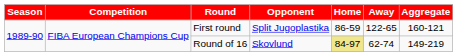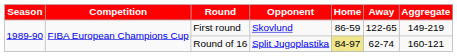(291, 28) Split Jugoplastika -> (272, 28) Skovlund
(426, 28) 160-121 -> (426, 28) 149-219
(272, 43) Skovlund -> (291, 43) Split Jugoplastika
(426, 43) 149-219 -> (426, 43) 160-121
